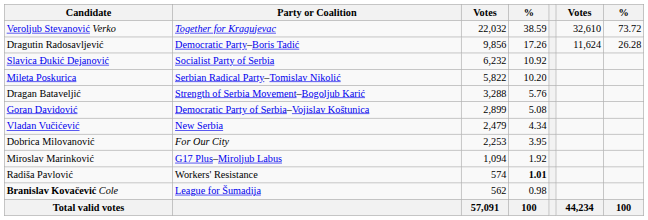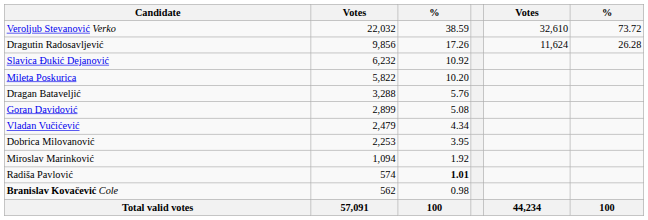- column: (317, 12)
